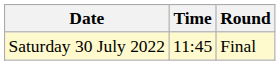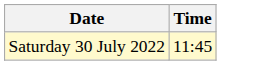- column: (245, 18)
